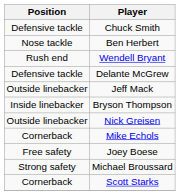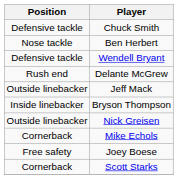(47, 58) Rush end -> (47, 58) Defensive tackle
(47, 74) Defensive tackle -> (47, 74) Rush end
- row: (132, 167)
